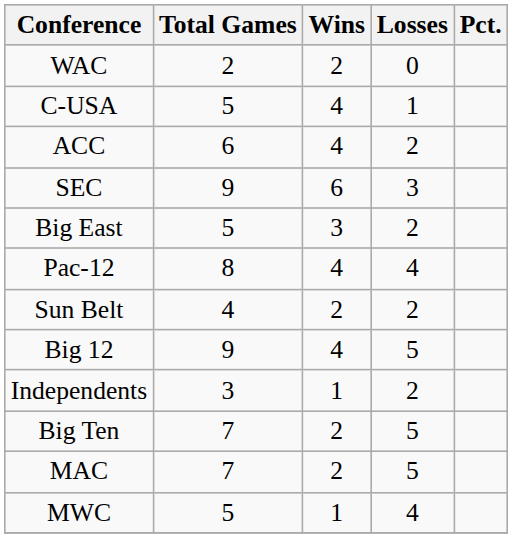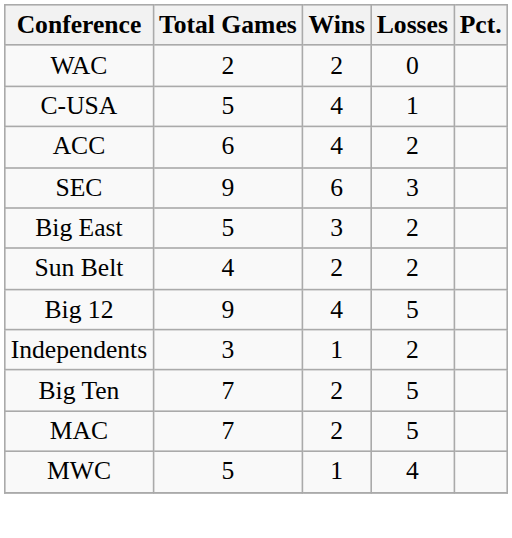- row: (79, 268)
